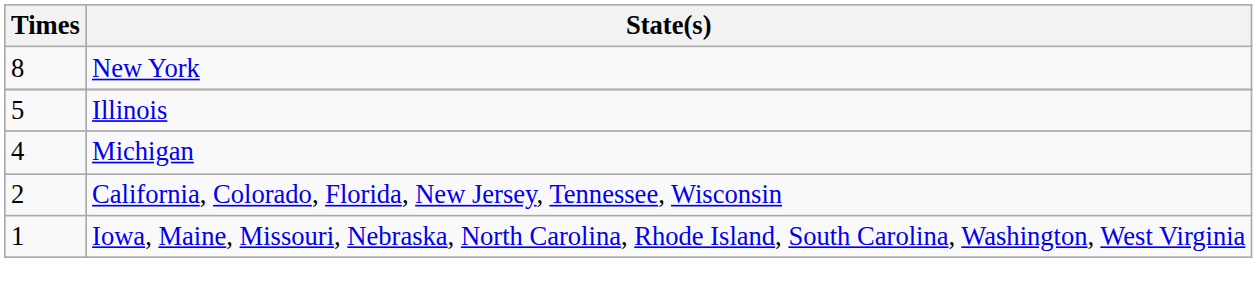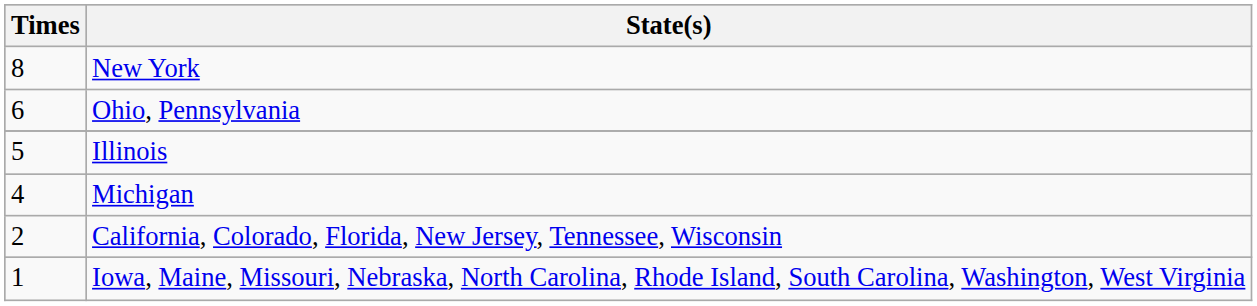+ row: (196, 109)
